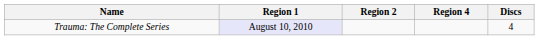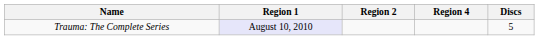(511, 27) 4 -> (511, 27) 5
